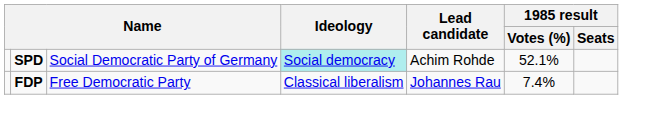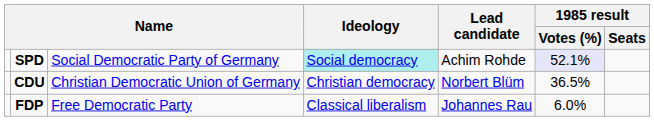(539, 60) no background -> (570, 60) lavender background
+ row: (29, 82)
(539, 82) 7.4% -> (570, 104) 6.0%
